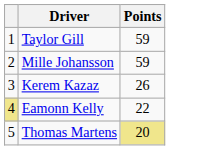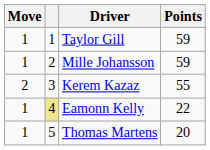+ column: (25, 15)
(143, 85) 26 -> (183, 85) 55
(143, 132) khaki background -> (183, 132) no background
